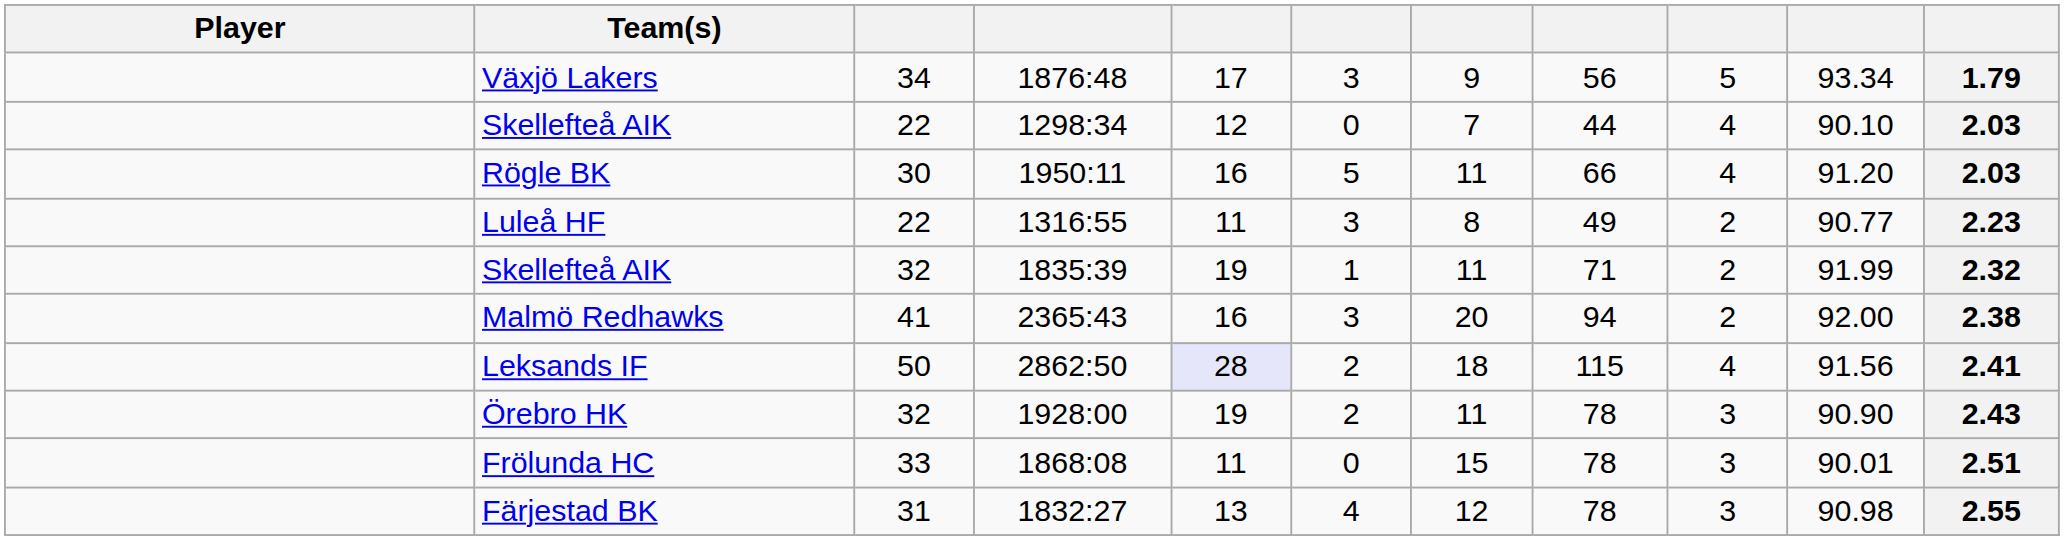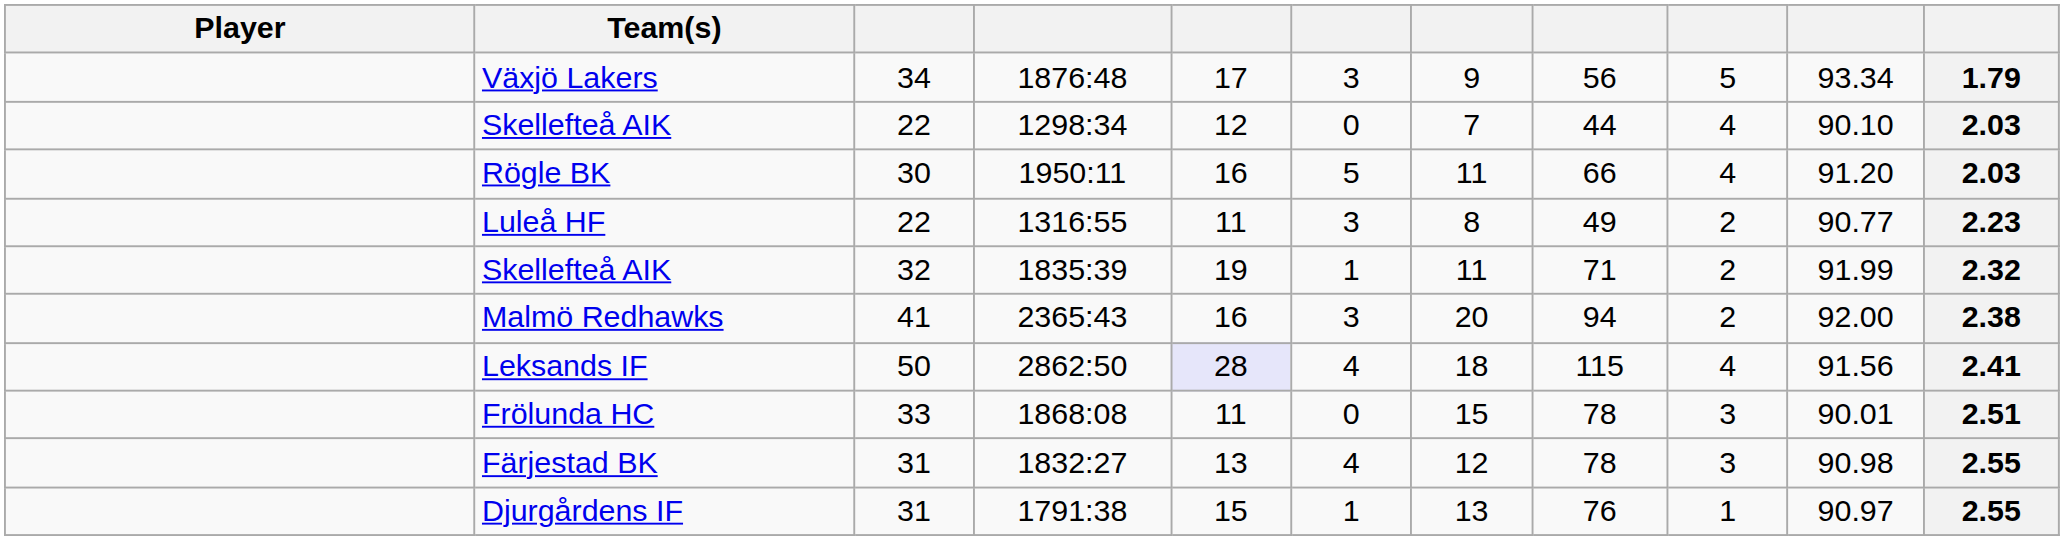(1351, 366) 2 -> (1351, 366) 4
- row: (555, 414)
+ row: (583, 510)
